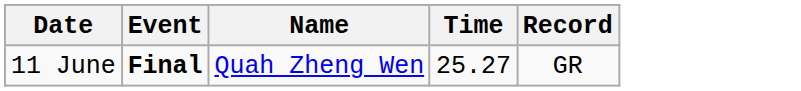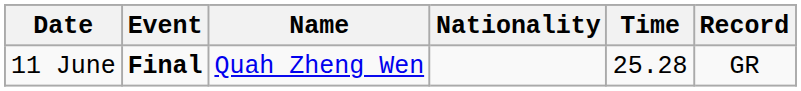+ column: (518, 25)
(473, 66) 25.27 -> (650, 66) 25.28
